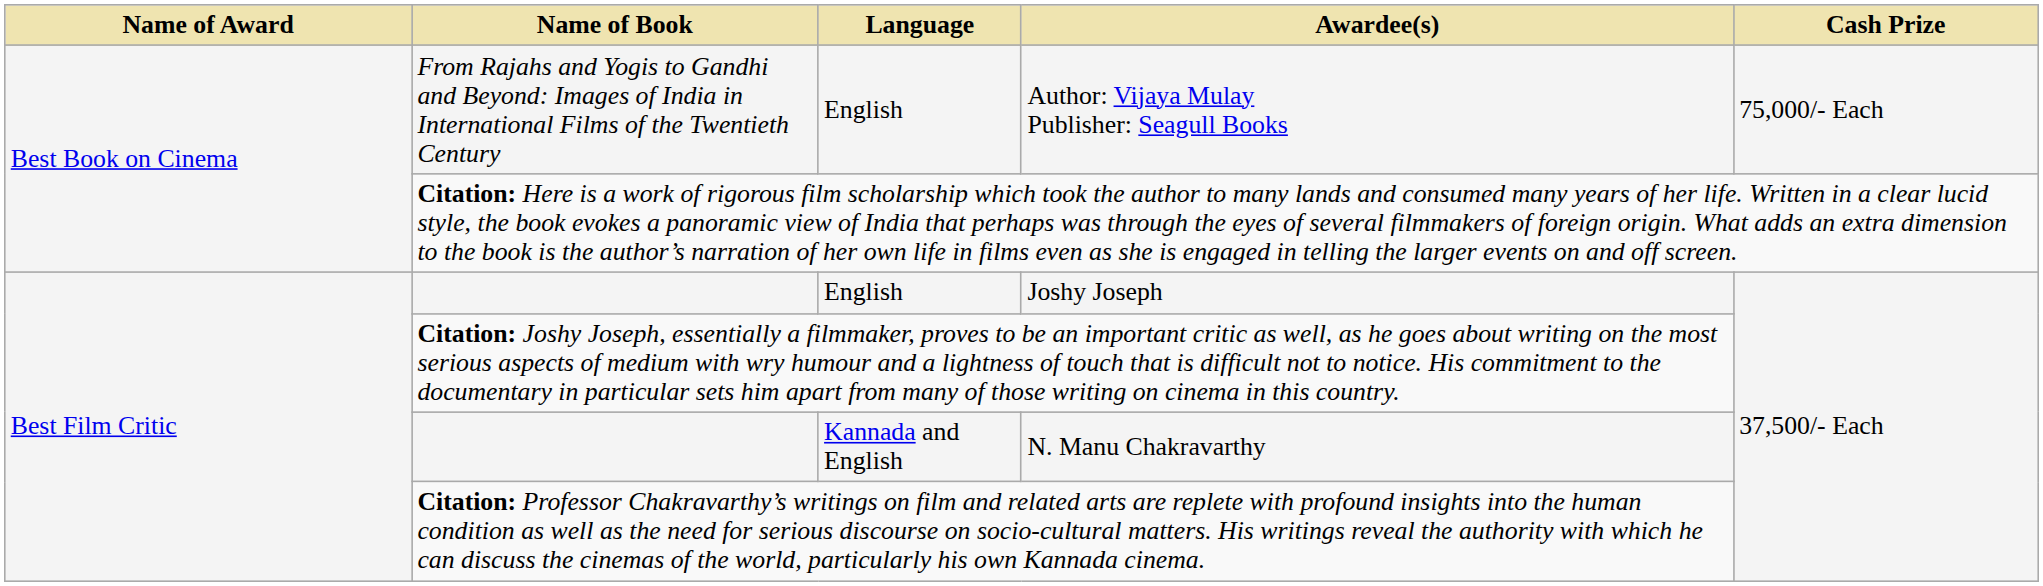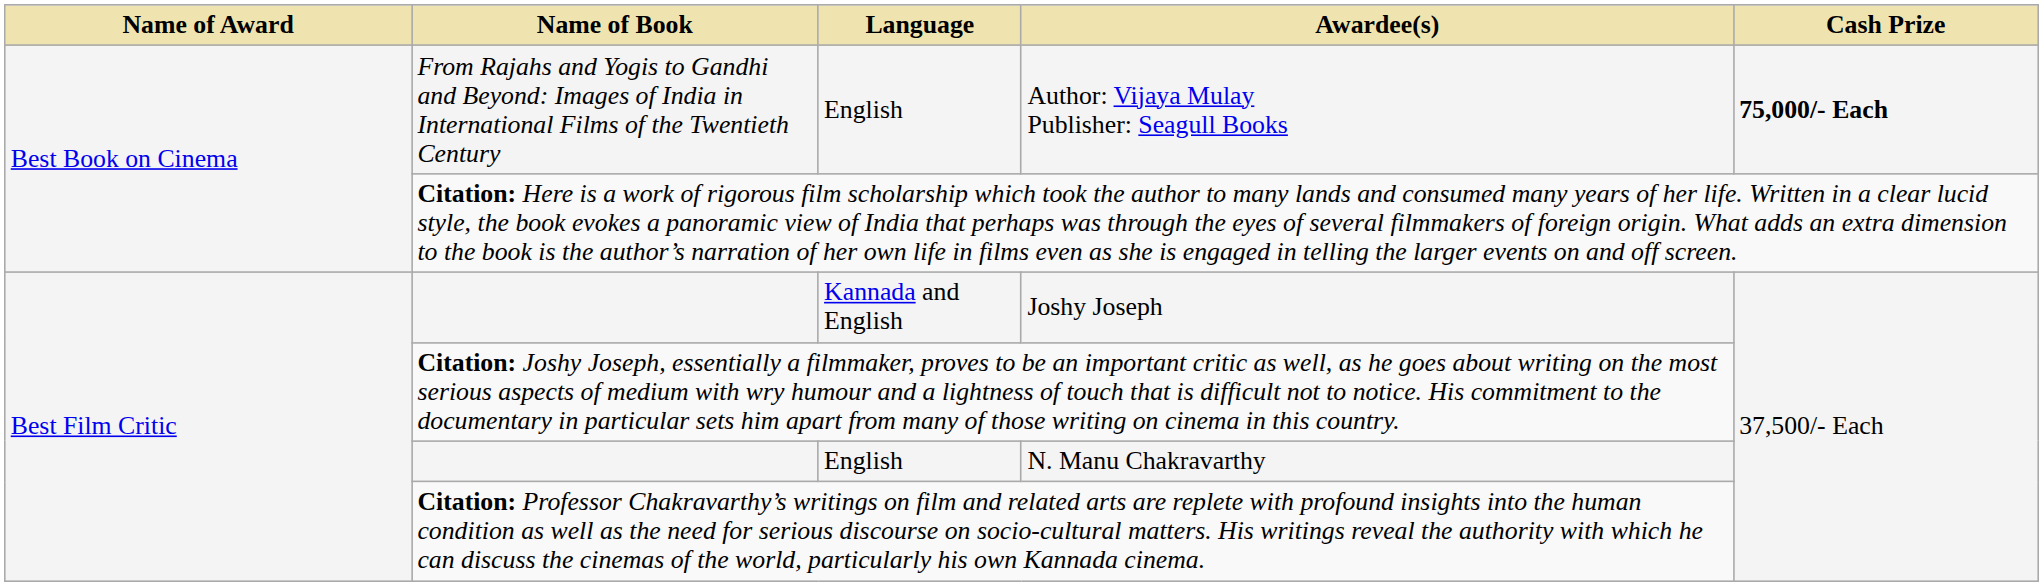(1811, 109) normal -> (1814, 109) bold
(863, 292) English -> (892, 306) Kannada and English
(892, 446) Kannada and English -> (863, 461) English
